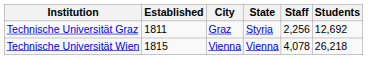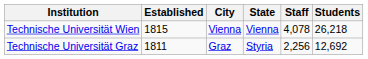rows swapped: (72, 29) <-> (73, 46)
